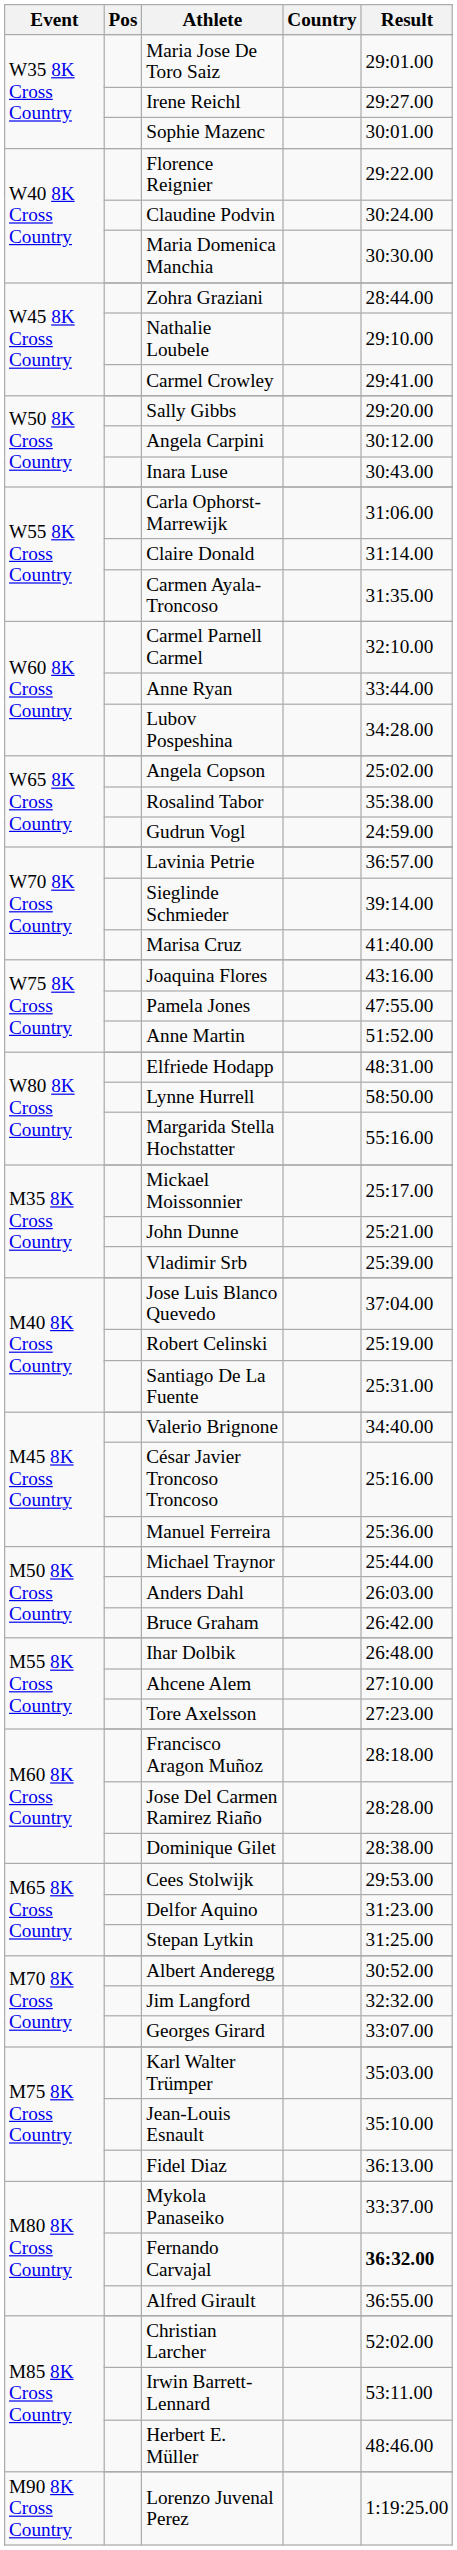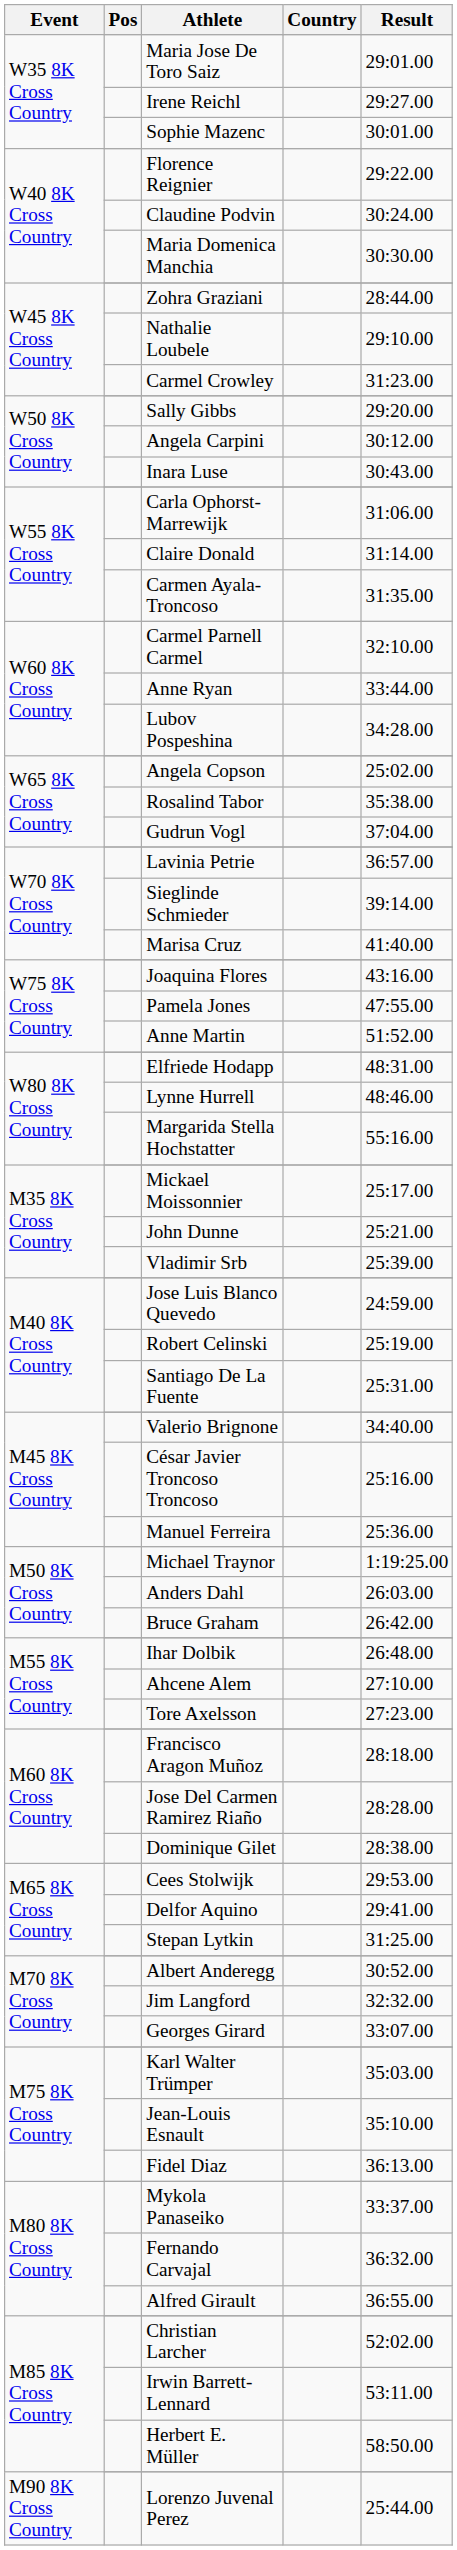(399, 380) 29:41.00 -> (399, 380) 31:23.00
(399, 831) 24:59.00 -> (399, 831) 37:04.00
(399, 1097) 58:50.00 -> (399, 1097) 48:46.00
(399, 1303) 37:04.00 -> (399, 1303) 24:59.00
(399, 1561) 25:44.00 -> (407, 1561) 1:19:25.00
(399, 1909) 31:23.00 -> (399, 1909) 29:41.00
(400, 2259) bold -> (399, 2259) normal
(399, 2445) 48:46.00 -> (399, 2445) 58:50.00
(407, 2508) 1:19:25.00 -> (399, 2508) 25:44.00
